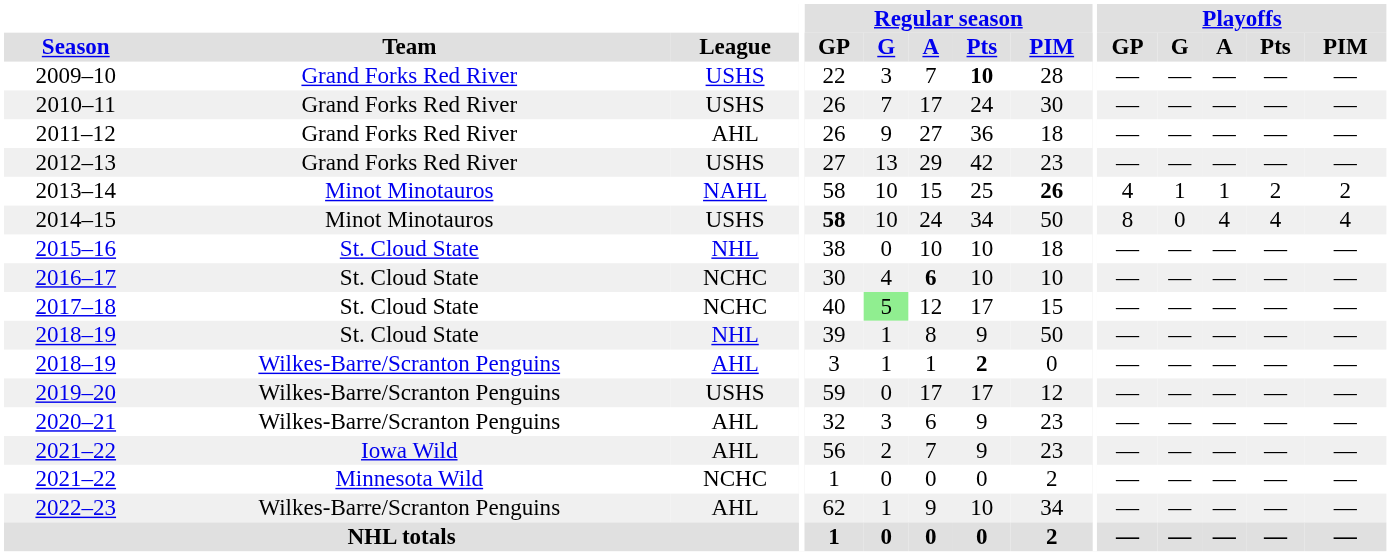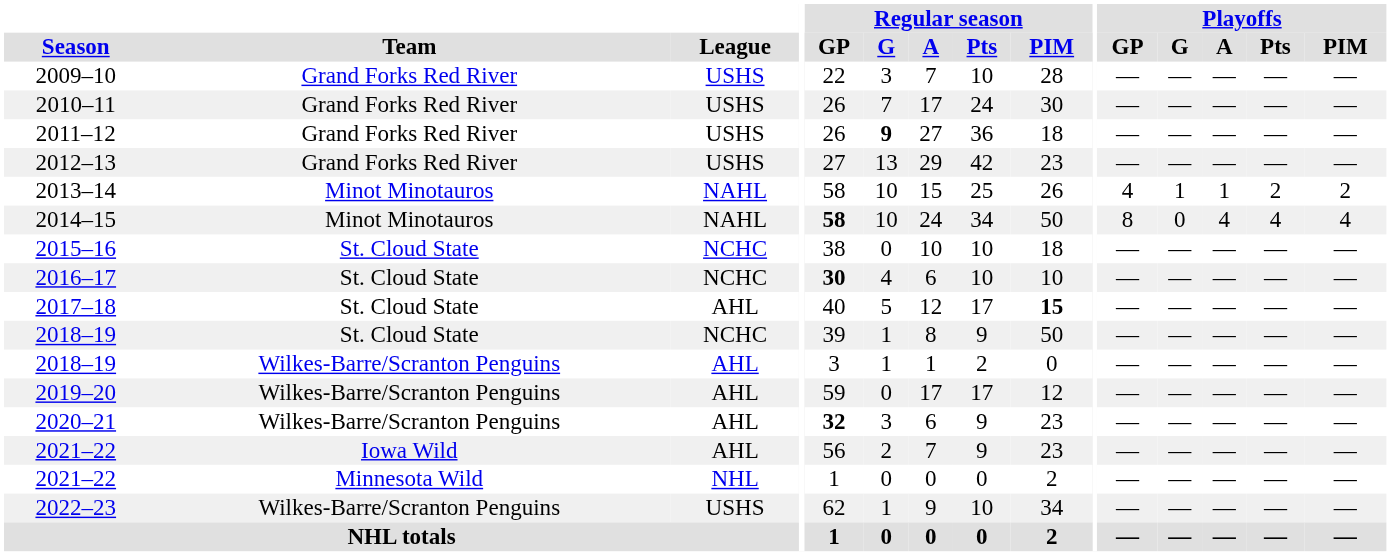(982, 75) bold -> (982, 75) normal
(735, 133) AHL -> (735, 133) USHS
(886, 133) normal -> (886, 133) bold
(1052, 190) bold -> (1052, 190) normal
(735, 219) USHS -> (735, 219) NAHL
(735, 248) NHL -> (735, 248) NCHC
(834, 277) normal -> (834, 277) bold
(931, 277) bold -> (931, 277) normal
(735, 306) NCHC -> (735, 306) AHL
(886, 306) lightgreen background -> (886, 306) no background
(1052, 306) normal -> (1052, 306) bold
(735, 334) NHL -> (735, 334) NCHC
(982, 363) bold -> (982, 363) normal
(735, 392) USHS -> (735, 392) AHL
(834, 421) normal -> (834, 421) bold
(735, 478) NCHC -> (735, 478) NHL
(735, 507) AHL -> (735, 507) USHS
